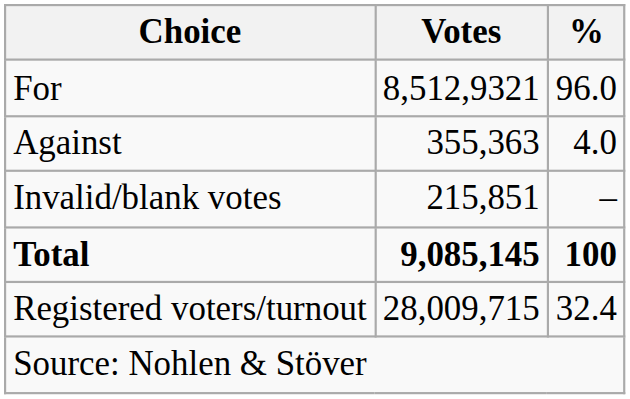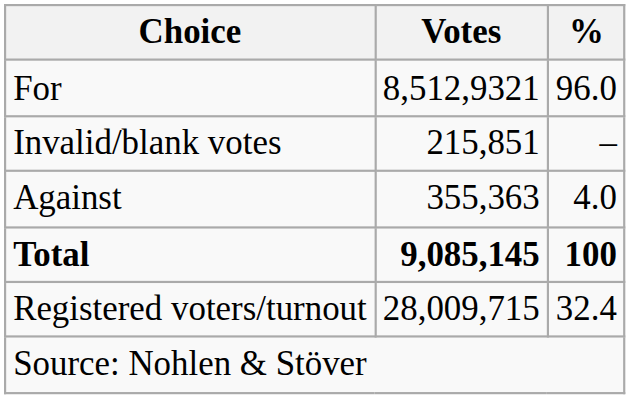rows swapped: (67, 142) <-> (147, 198)
